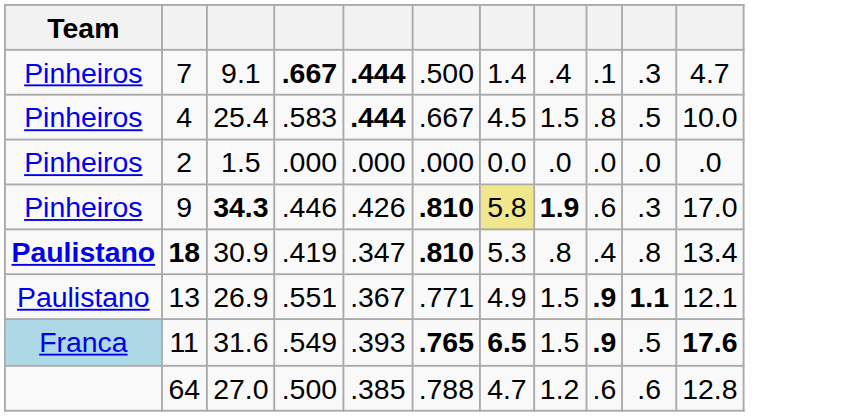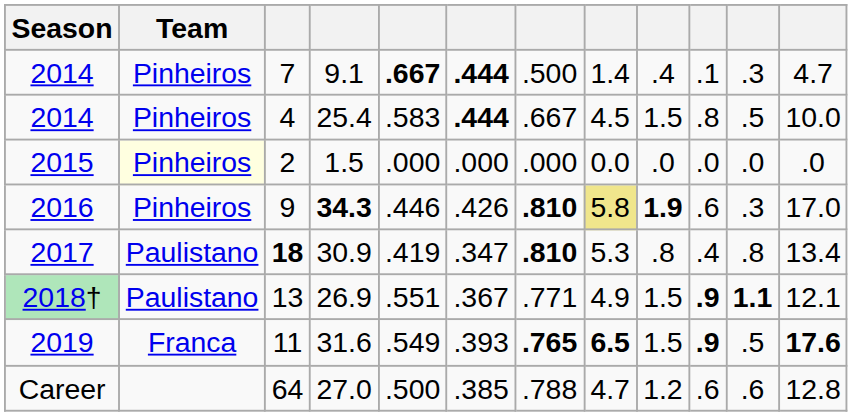+ column: (62, 28)
(83, 163) no background -> (192, 163) lightyellow background
(83, 253) bold -> (192, 253) normal
(83, 343) lightblue background -> (192, 343) no background
